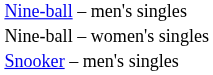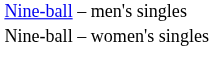- row: (92, 61)
